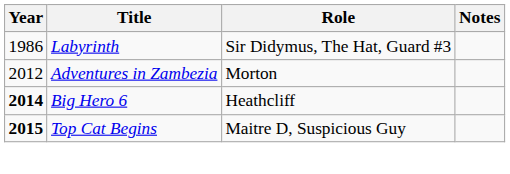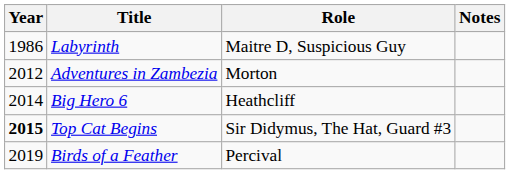(338, 45) Sir Didymus, The Hat, Guard #3 -> (316, 45) Maitre D, Suspicious Guy
(26, 100) bold -> (26, 100) normal
(316, 127) Maitre D, Suspicious Guy -> (338, 127) Sir Didymus, The Hat, Guard #3
+ row: (114, 155)
